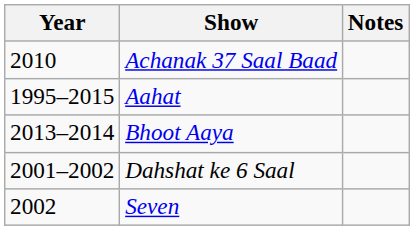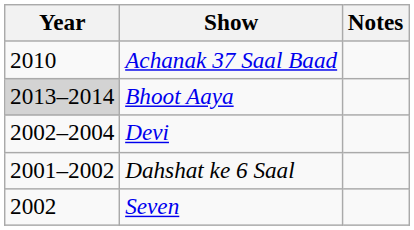- row: (153, 96)
(62, 133) no background -> (62, 96) lightgrey background
+ row: (147, 133)
